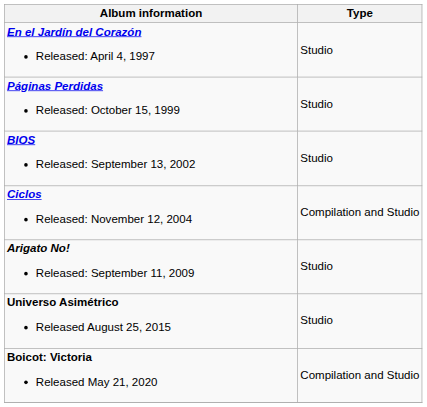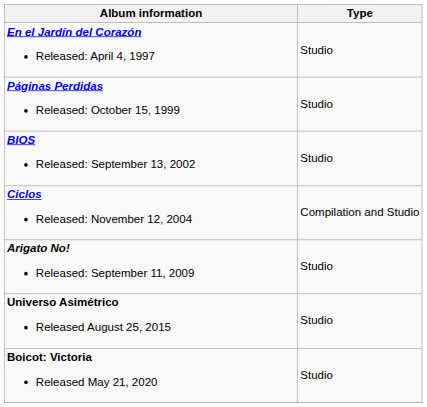(360, 375) Compilation and Studio -> (317, 375) Studio
